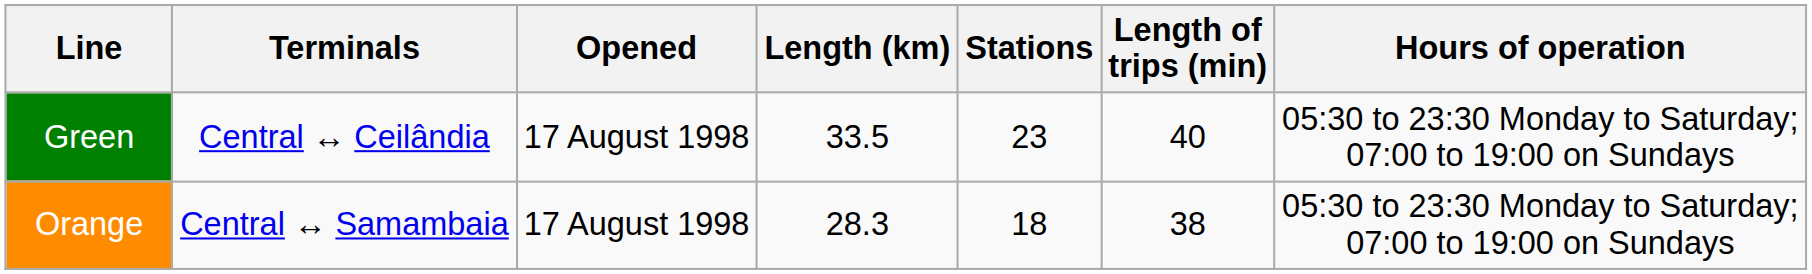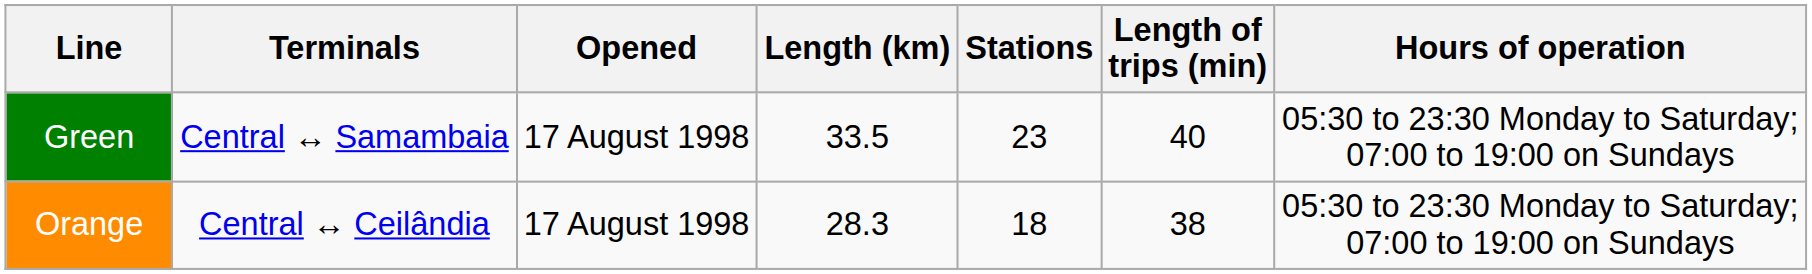(344, 136) Central ↔ Ceilândia -> (344, 136) Central ↔ Samambaia
(344, 224) Central ↔ Samambaia -> (344, 224) Central ↔ Ceilândia
